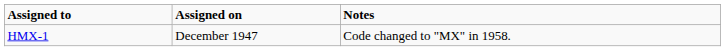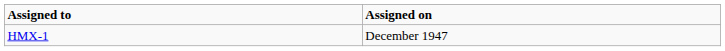- column: (359, 14)
